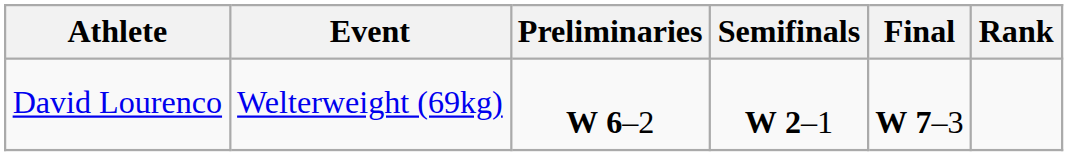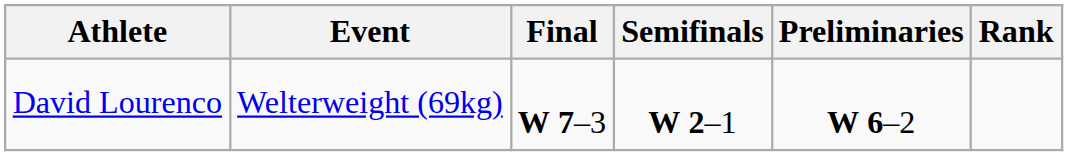columns swapped: (610, 31) <-> (919, 31)
